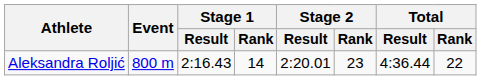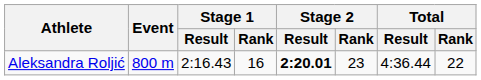(256, 63) 14 -> (256, 63) 16
(306, 63) normal -> (306, 63) bold
